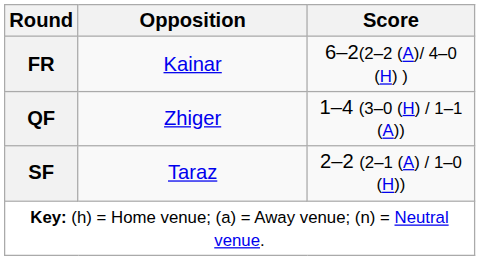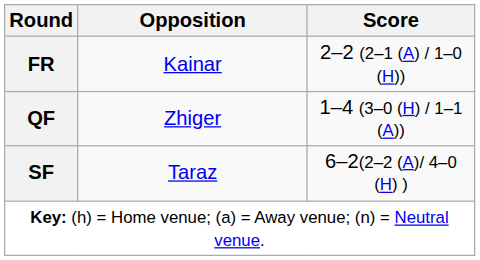(391, 63) 6–2(2–2 (A)/ 4–0 (H) ) -> (391, 63) 2–2 (2–1 (A) / 1–0 (H))
(391, 173) 2–2 (2–1 (A) / 1–0 (H)) -> (391, 173) 6–2(2–2 (A)/ 4–0 (H) )
